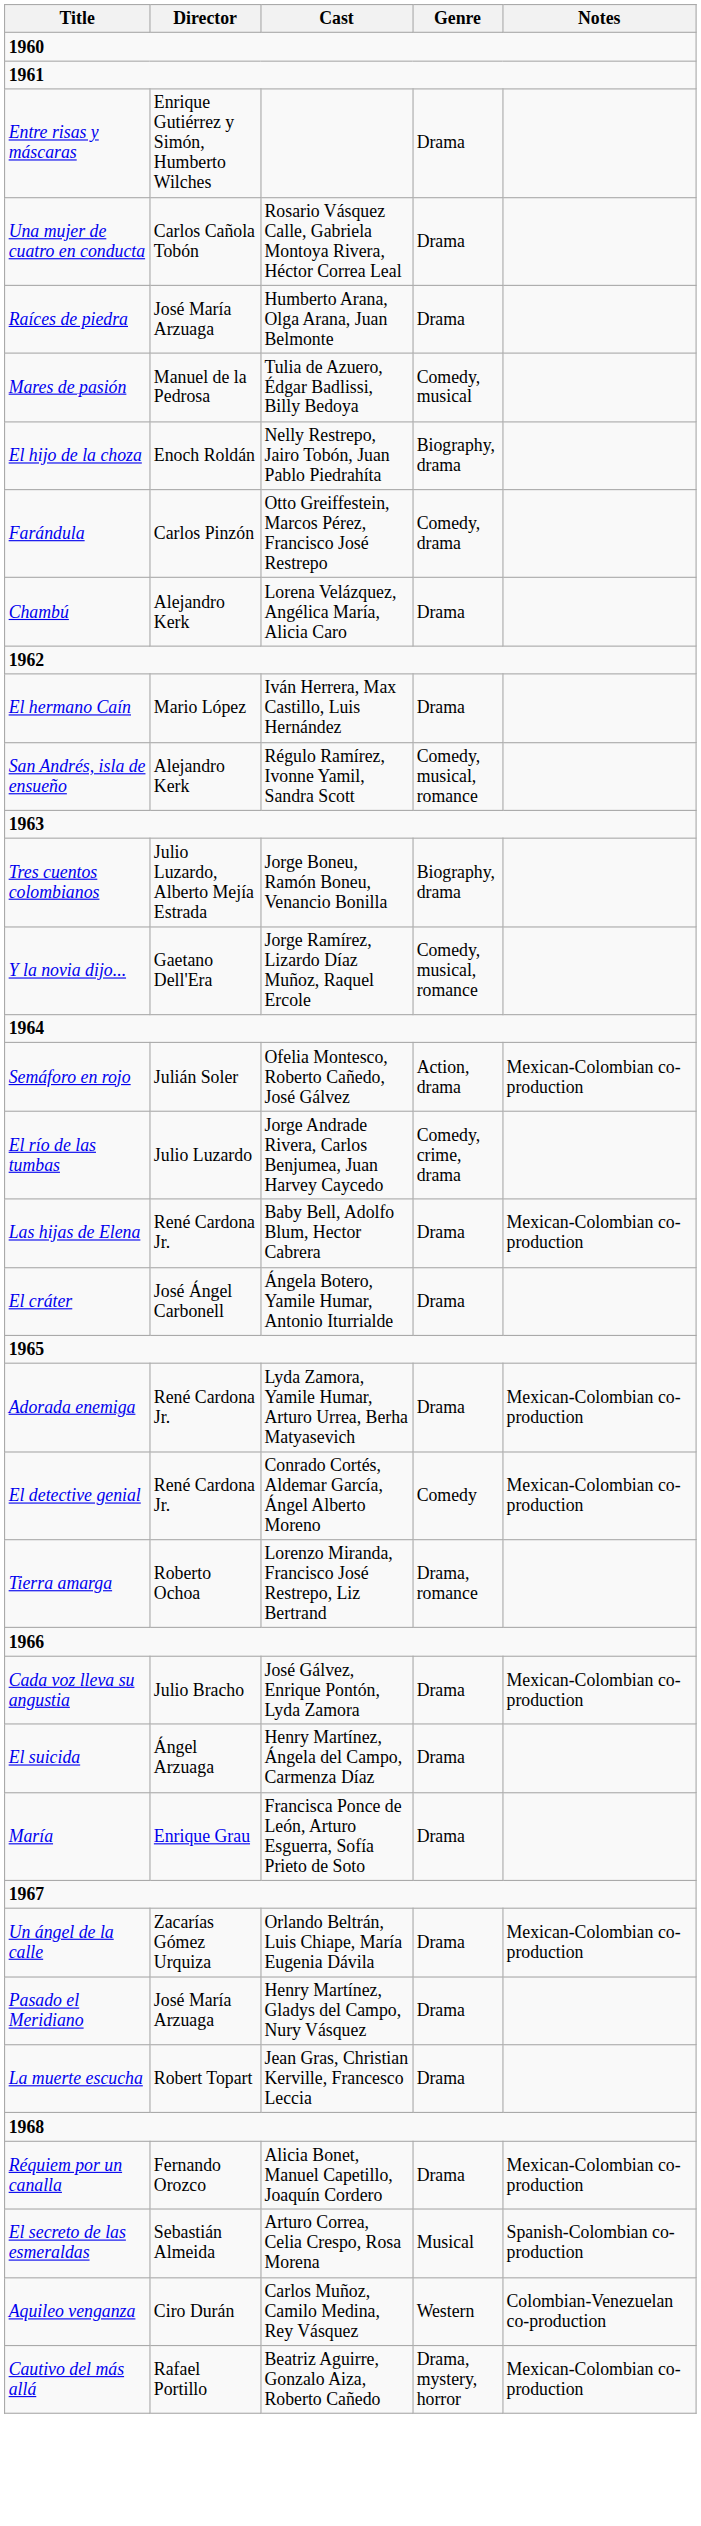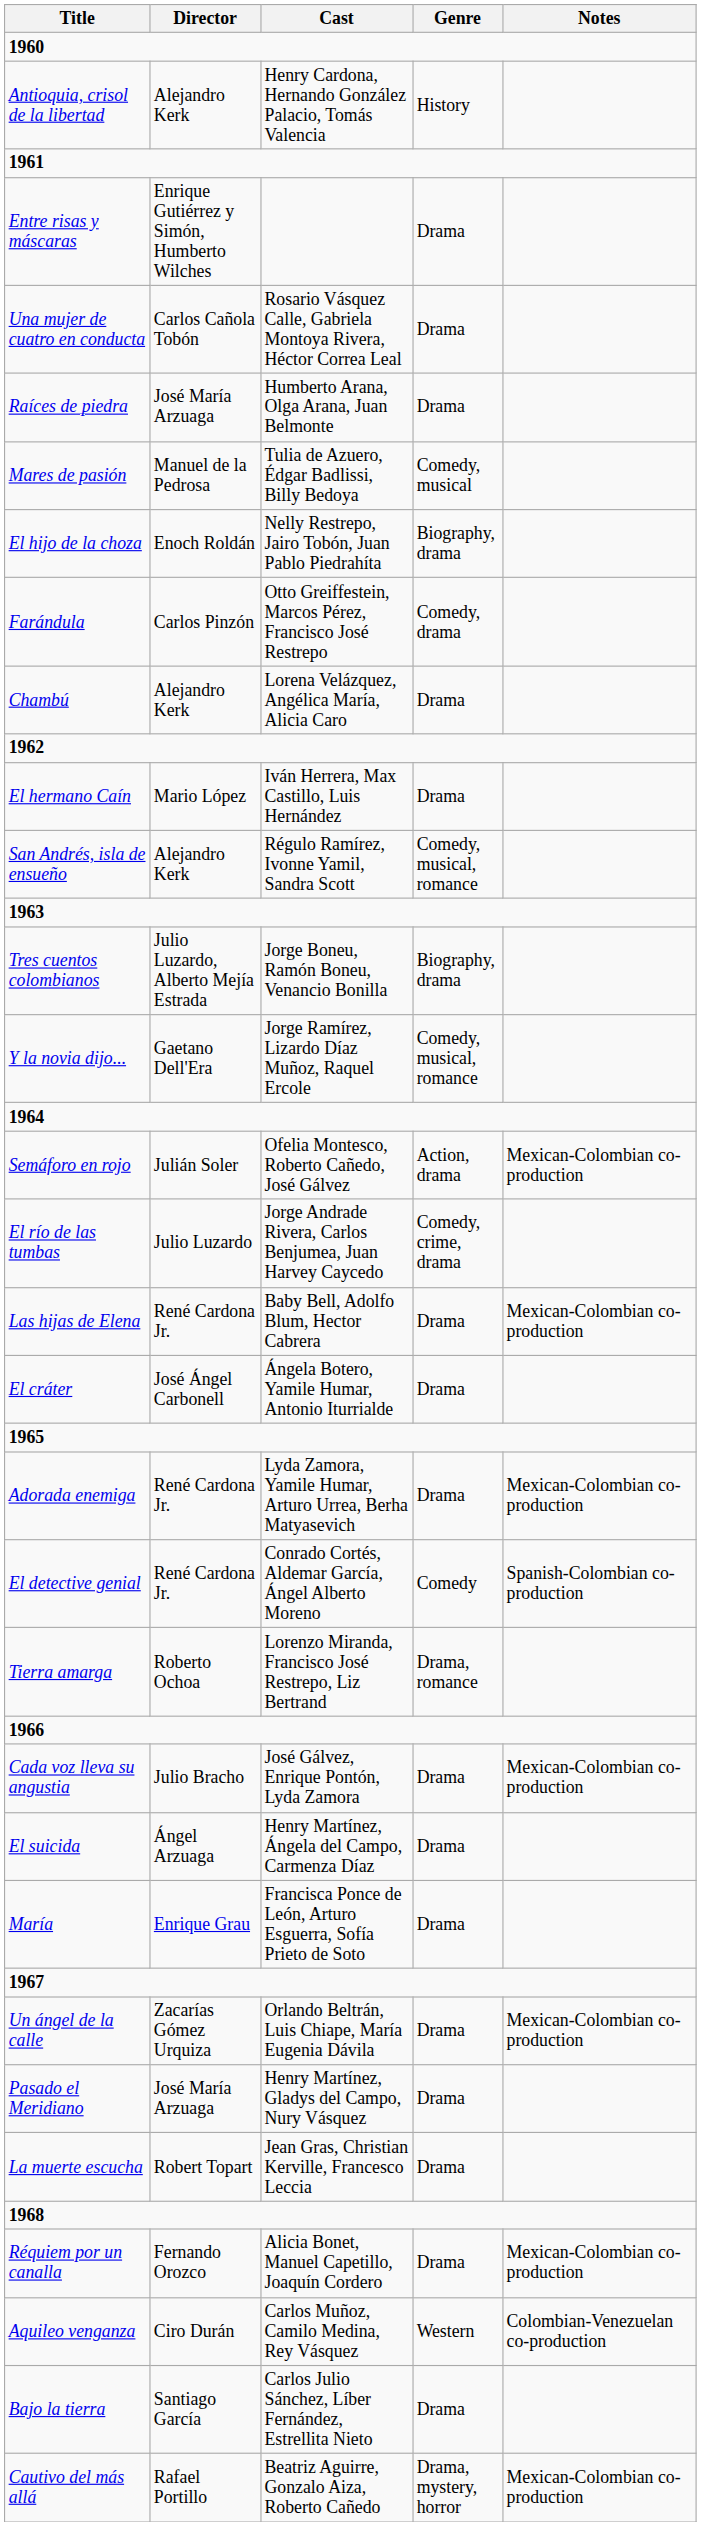+ row: (68, 104)
(594, 1495) Mexican-Colombian co-production -> (591, 1583) Spanish-Colombian co-production
- row: (67, 2243)
+ row: (57, 2409)
